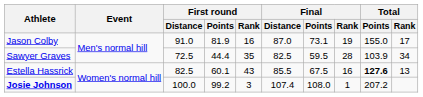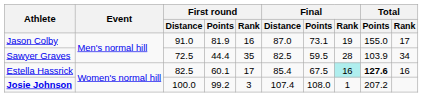(249, 70) 43 -> (249, 70) 17
(282, 70) 85.5 -> (282, 70) 85.4
(347, 70) no background -> (347, 70) paleturquoise background
(405, 70) 13 -> (405, 70) 16
